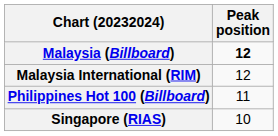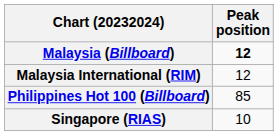(243, 97) 11 -> (243, 97) 85
